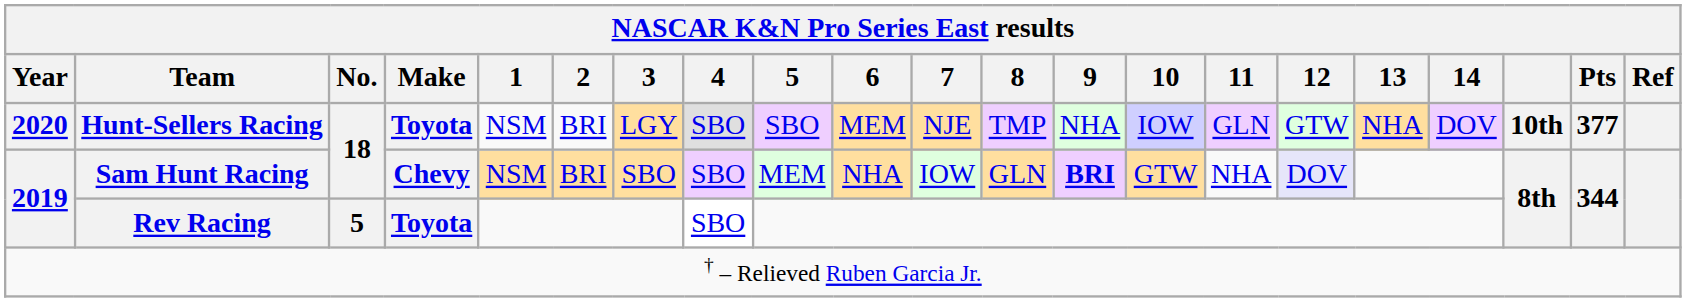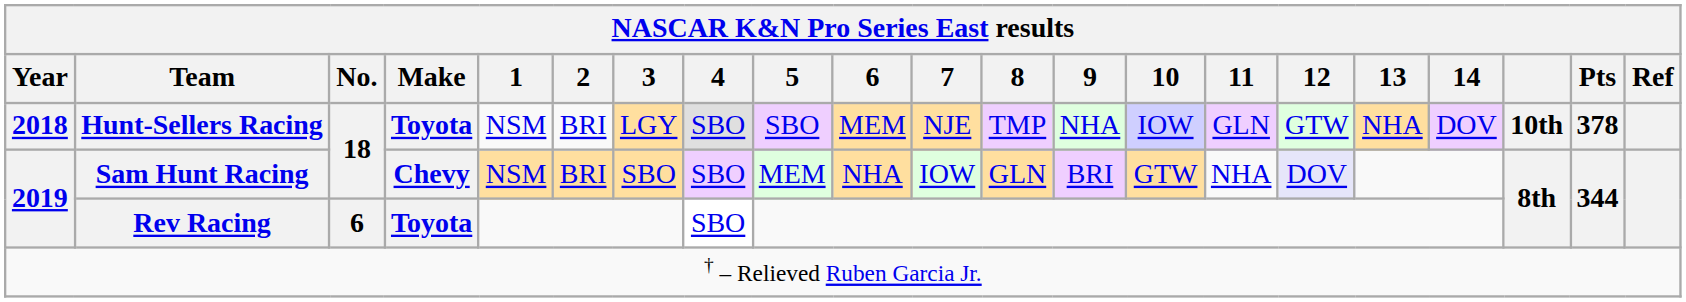(40, 125) 2020 -> (40, 125) 2018
(1597, 125) 377 -> (1597, 125) 378
(1090, 173) bold -> (1090, 173) normal
(357, 222) 5 -> (357, 222) 6
